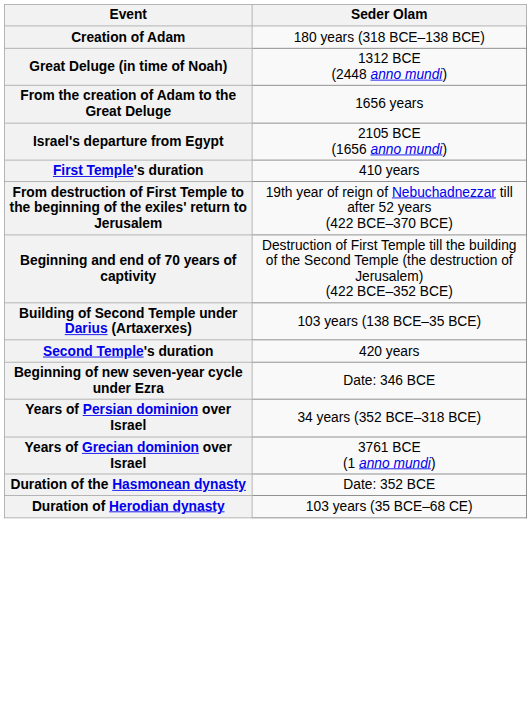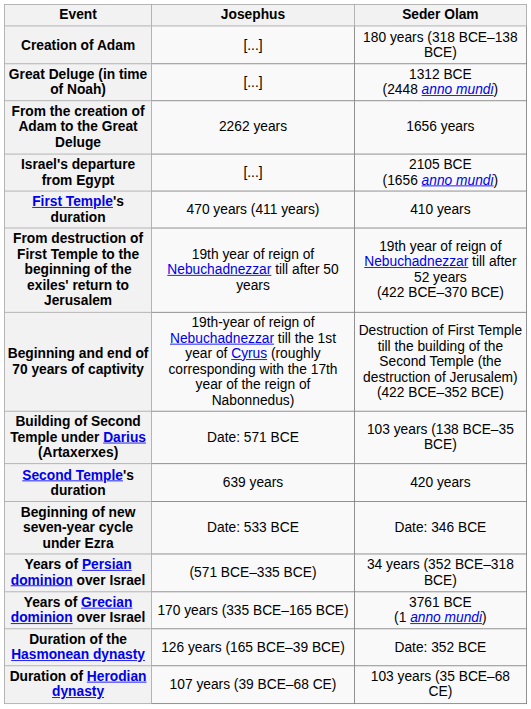+ column: (253, 15)
